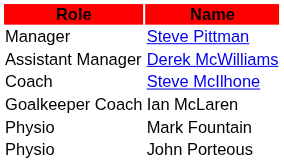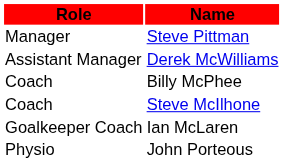+ row: (194, 82)
- row: (199, 127)
